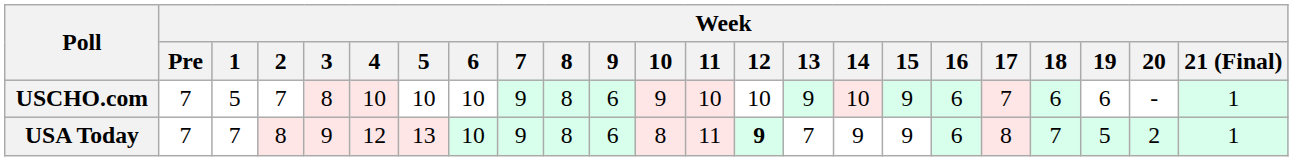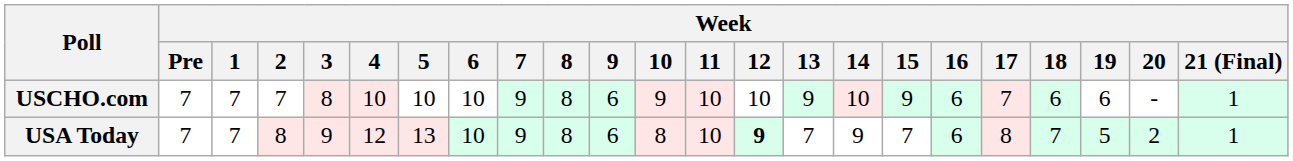(235, 98) 5 -> (235, 98) 7
(710, 135) 11 -> (710, 135) 10
(907, 135) 9 -> (907, 135) 7
